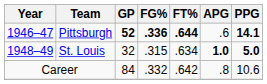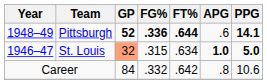(30, 33) 1946–47 -> (30, 33) 1948–49
(30, 51) 1948–49 -> (30, 51) 1946–47
(128, 51) no background -> (128, 51) lightsalmon background
